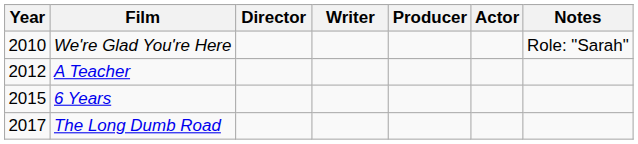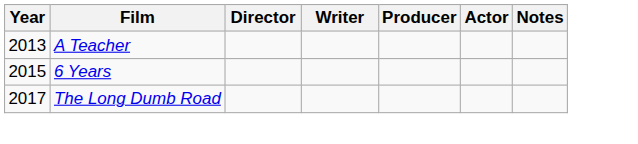- row: (143, 44)
(27, 71) 2012 -> (27, 44) 2013
